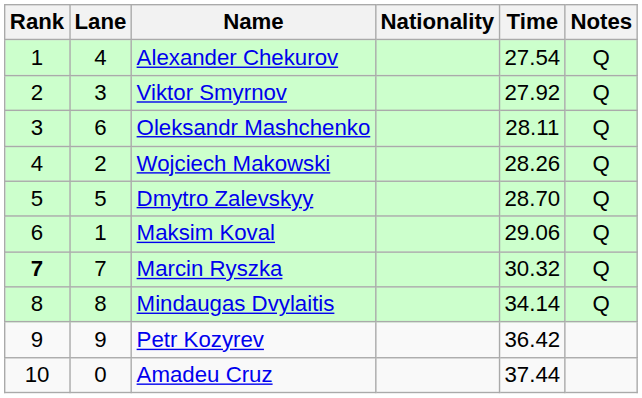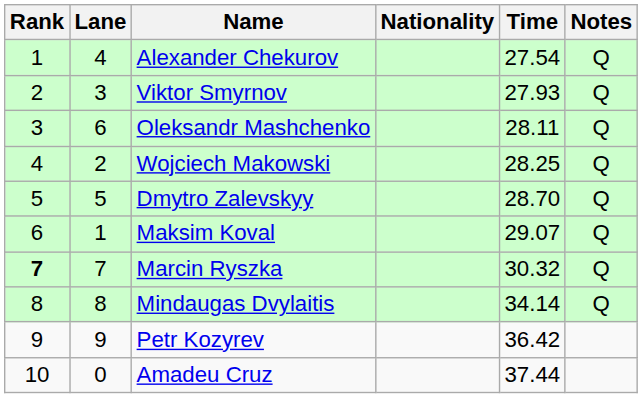(532, 92) 27.92 -> (532, 92) 27.93
(532, 163) 28.26 -> (532, 163) 28.25
(532, 233) 29.06 -> (532, 233) 29.07
